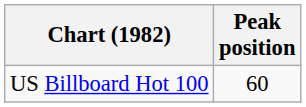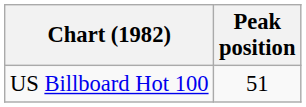(257, 83) 60 -> (257, 83) 51
